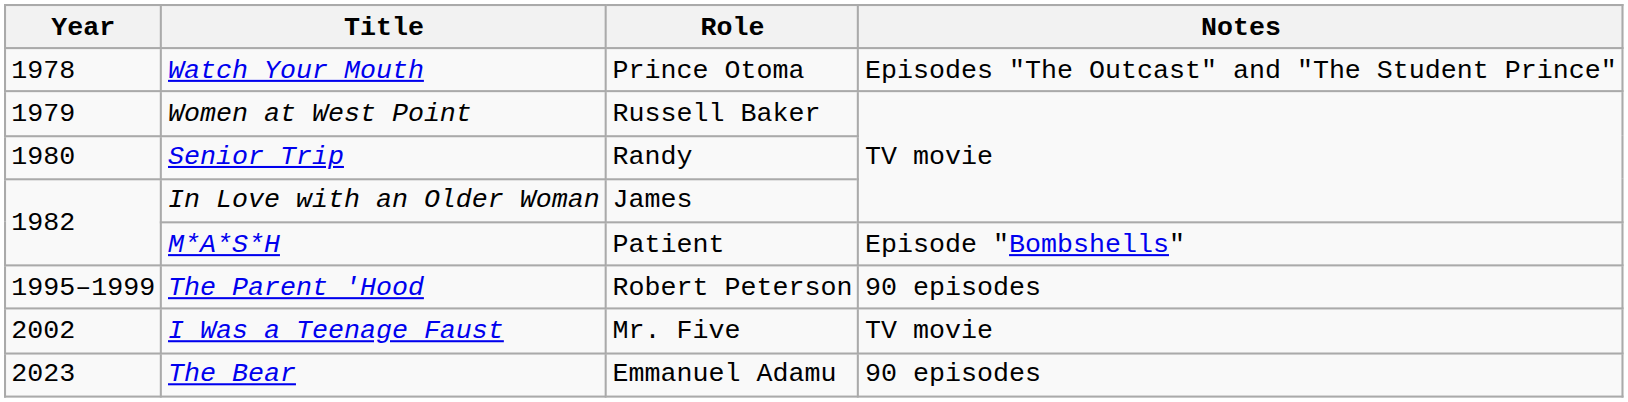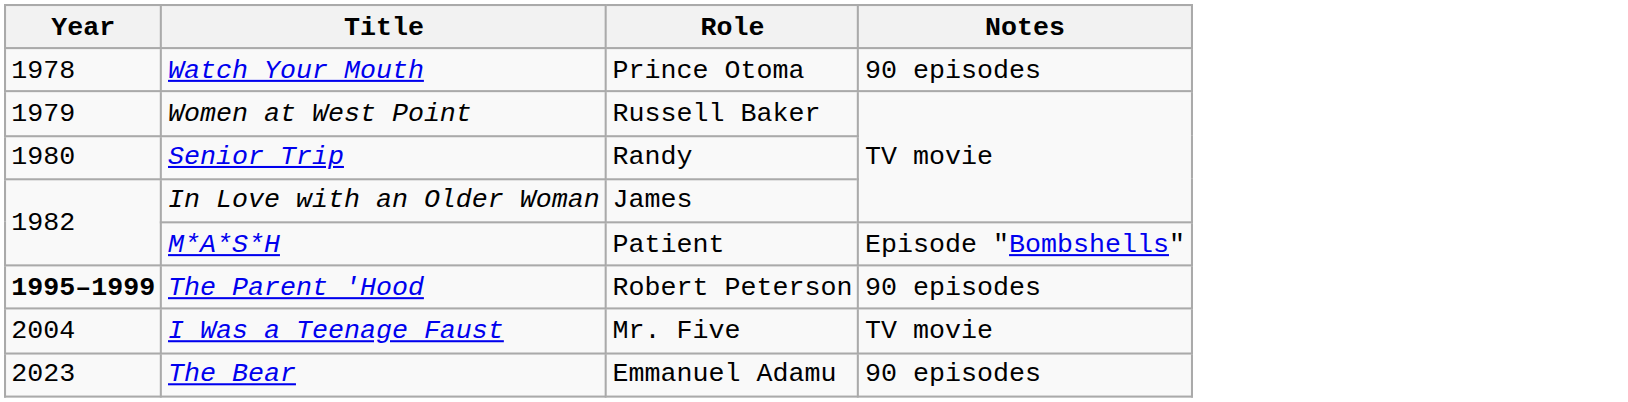(1241, 70) Episodes "The Outcast" and "The Student Prince" -> (953, 70) 90 episodes
(83, 287) normal -> (83, 287) bold
(43, 331) 2002 -> (43, 331) 2004
